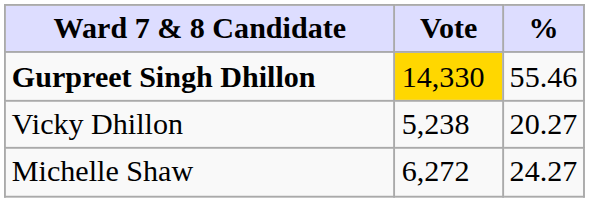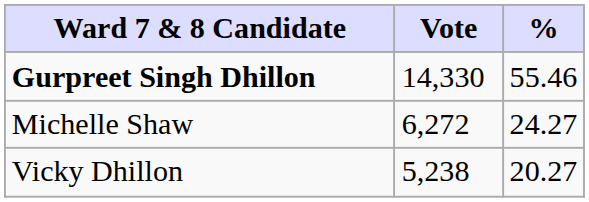(443, 76) gold background -> (443, 76) no background
rows swapped: (103, 171) <-> (97, 123)
